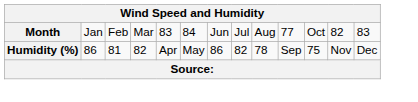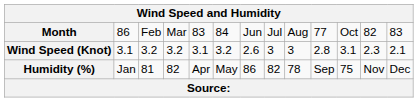(93, 32) Jan -> (123, 32) 86
+ row: (59, 50)
(90, 50) 86 -> (126, 69) Jan
